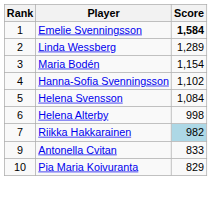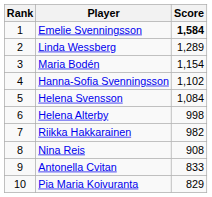(195, 133) lightblue background -> (195, 133) no background
+ row: (62, 150)
